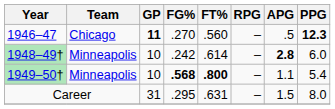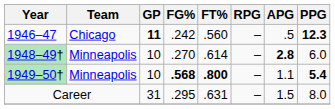(183, 35) .270 -> (183, 35) .242
(183, 55) .242 -> (183, 55) .270
(318, 75) normal -> (318, 75) bold
